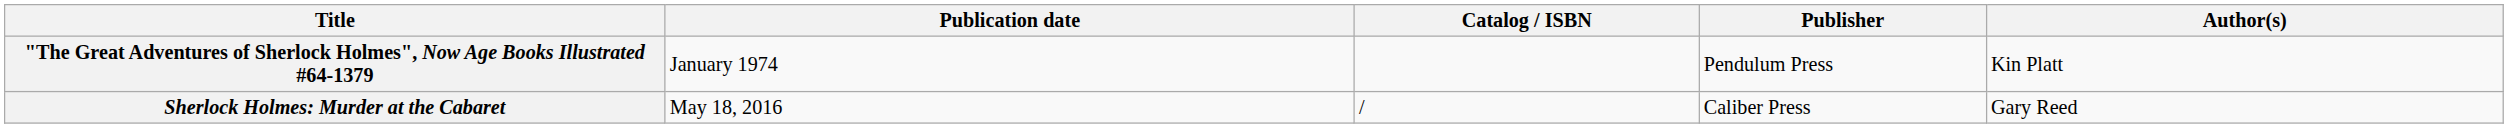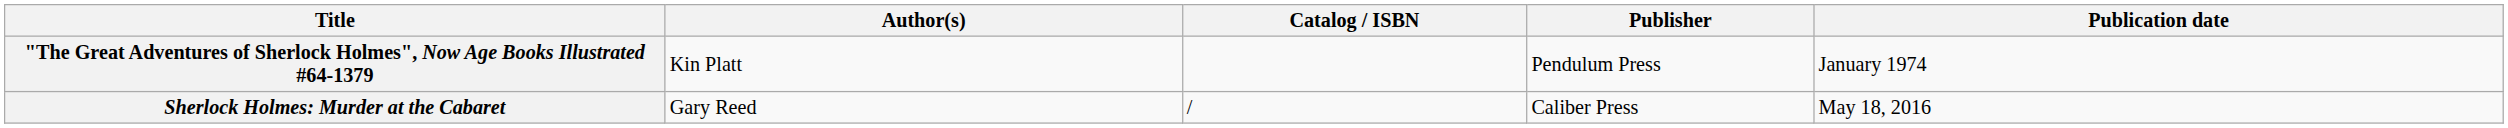columns swapped: (2245, 20) <-> (1010, 20)
